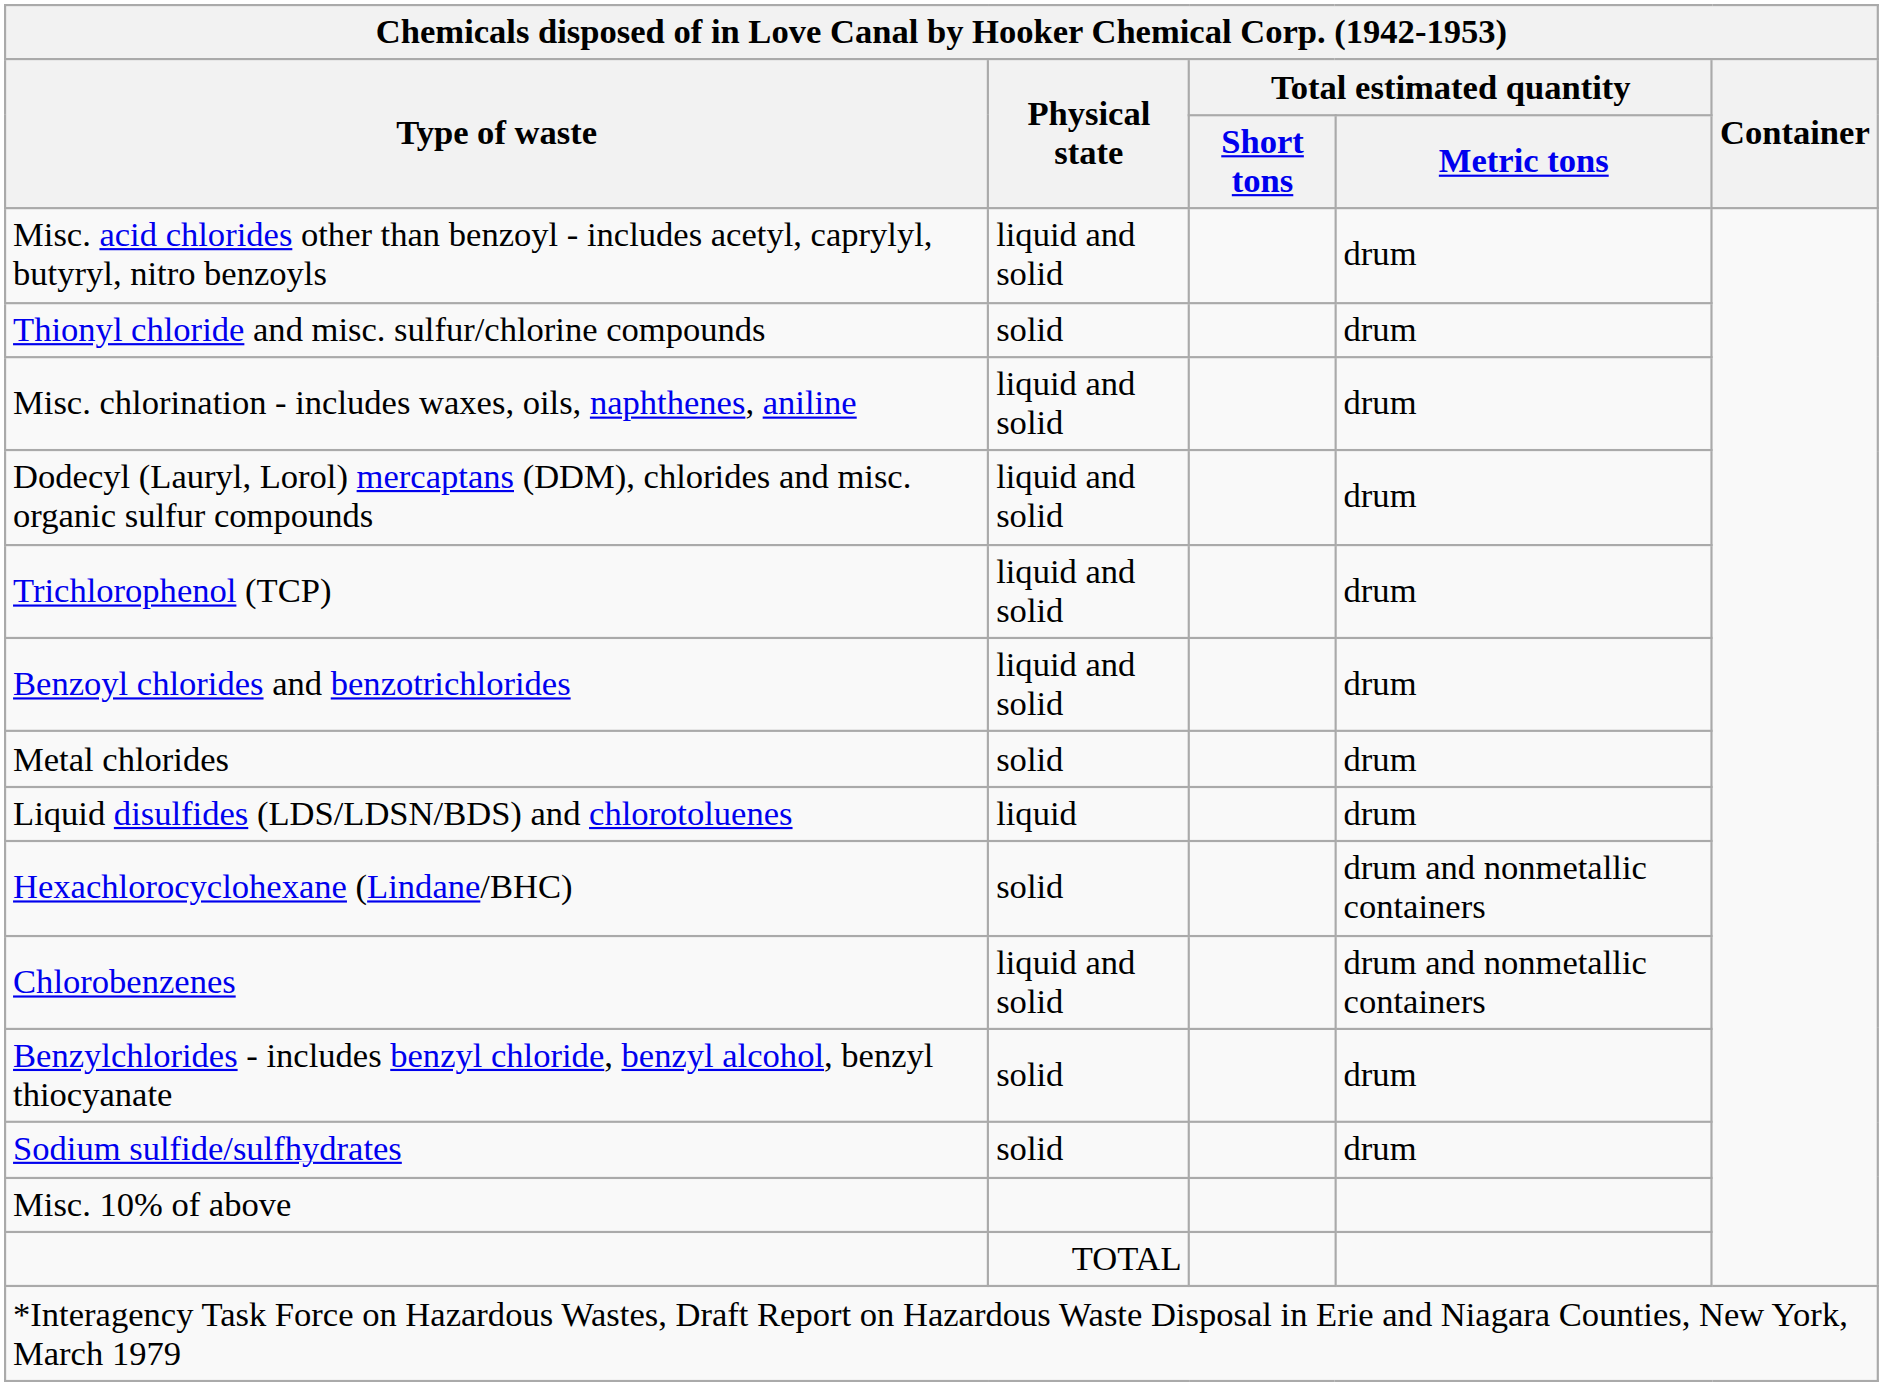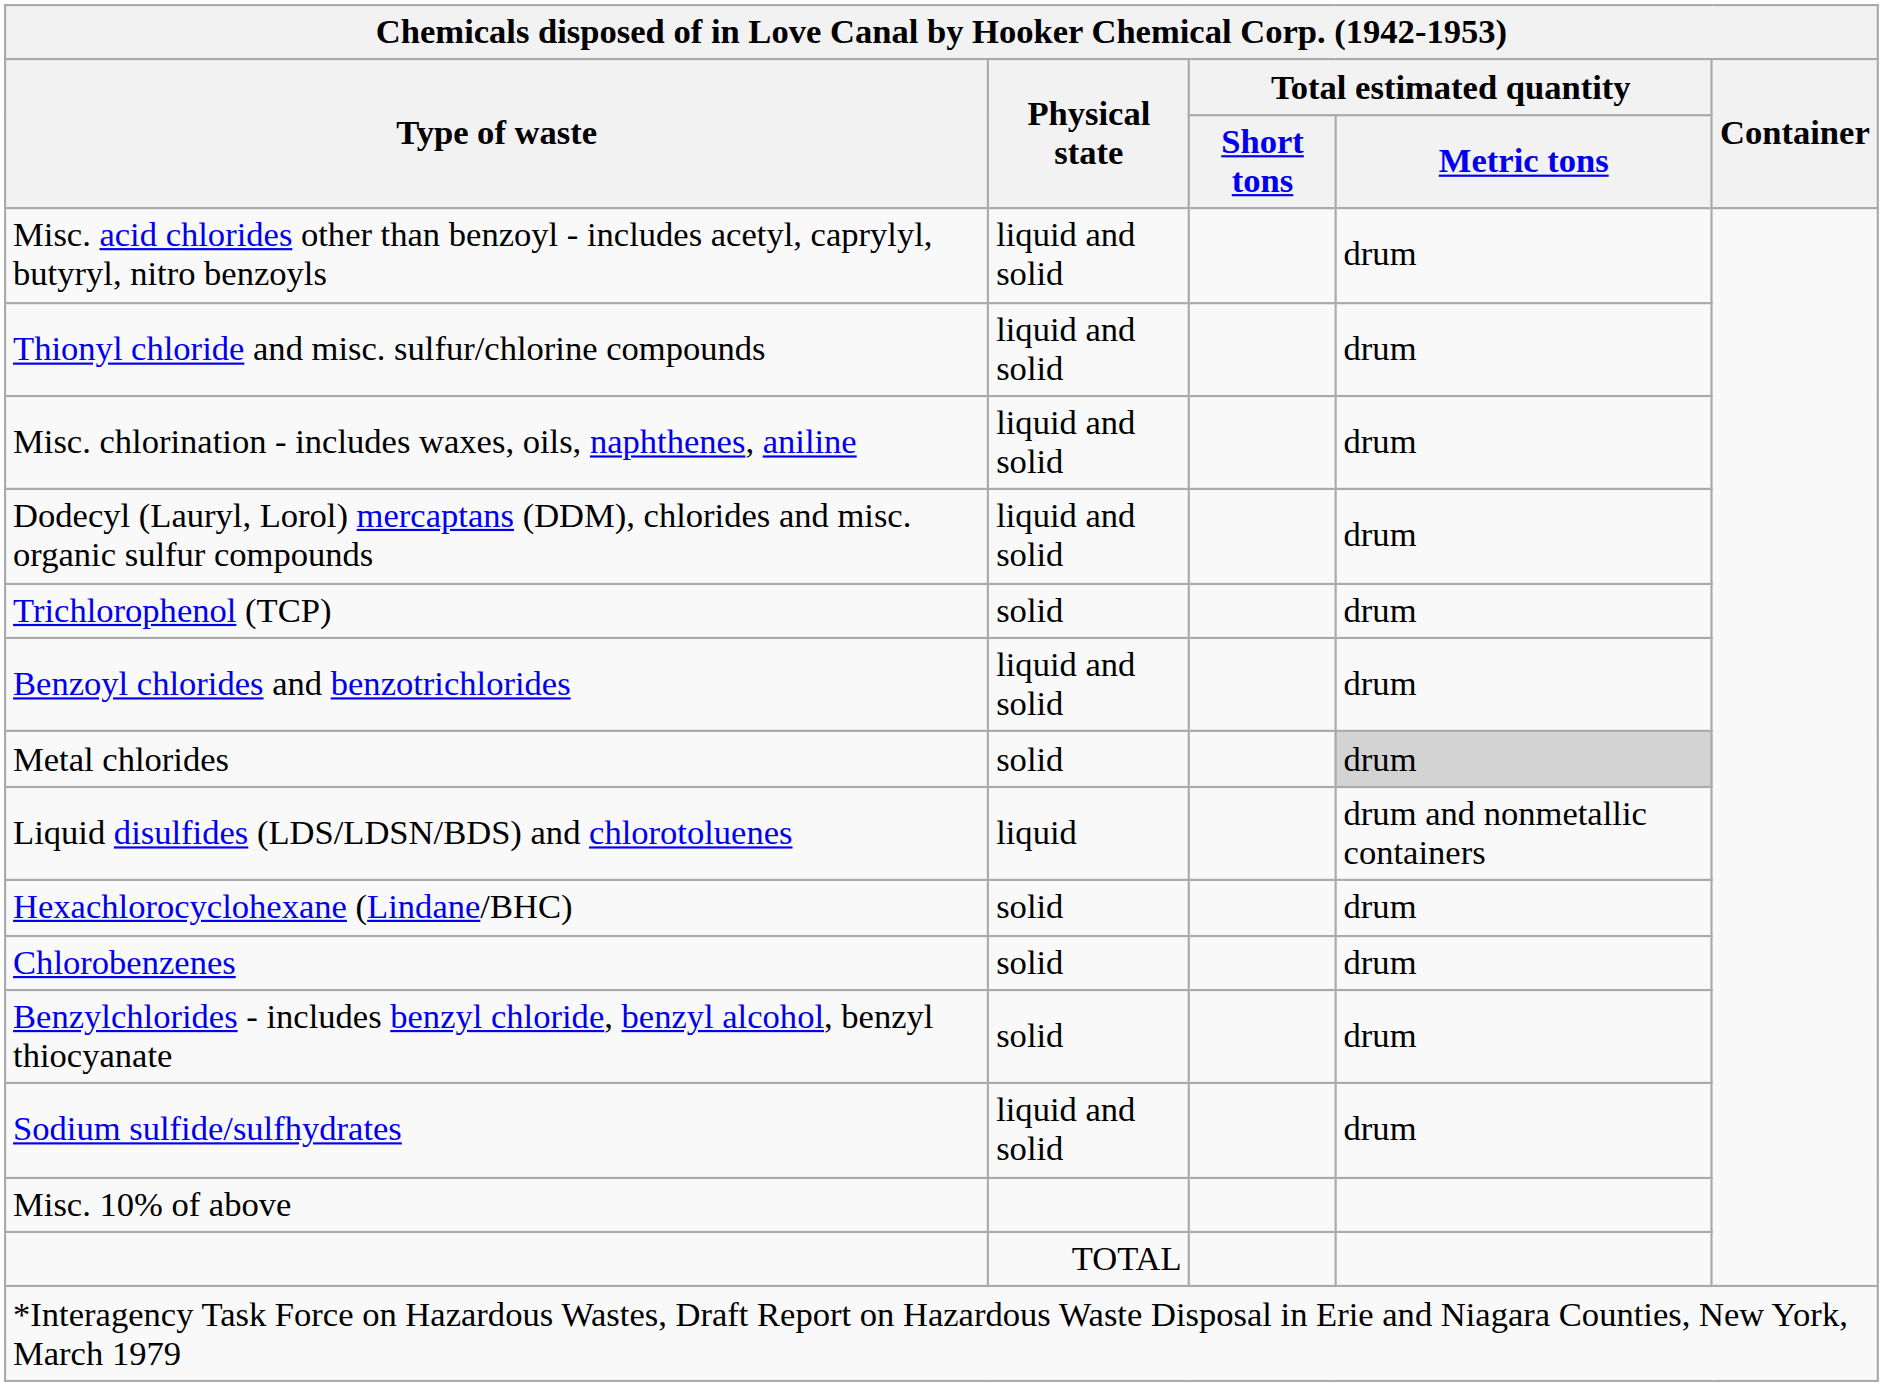(1030, 328) solid -> (1066, 348) liquid and solid
(1066, 590) liquid and solid -> (1030, 609) solid
(1380, 758) no background -> (1380, 758) lightgrey background
(1380, 813) drum -> (1495, 832) drum and nonmetallic containers
(1495, 887) drum and nonmetallic containers -> (1380, 906) drum
(1066, 981) liquid and solid -> (1030, 961) solid
(1495, 981) drum and nonmetallic containers -> (1380, 961) drum
(1030, 1149) solid -> (1066, 1129) liquid and solid
